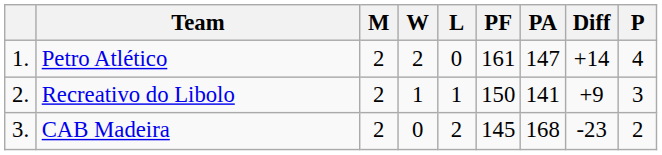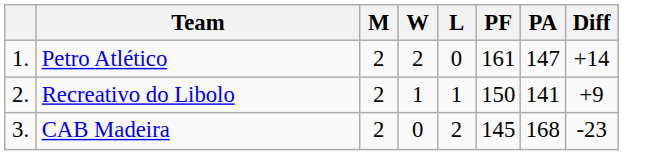- column: (638, 22)
